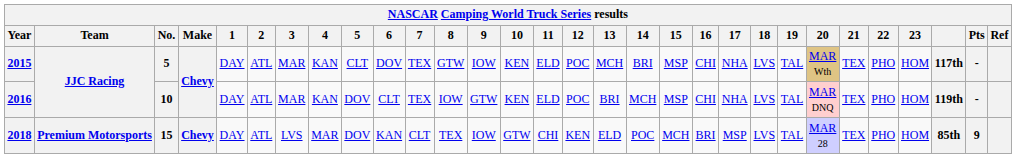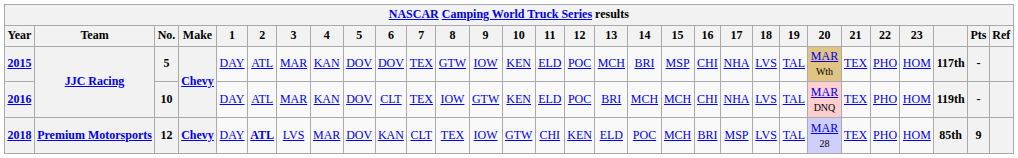(357, 63) CLT -> (359, 63) DOV
(676, 99) MSP -> (678, 99) MCH
(167, 135) 15 -> (167, 135) 12
(261, 135) normal -> (262, 135) bold
